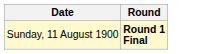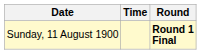+ column: (135, 12)
